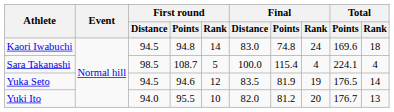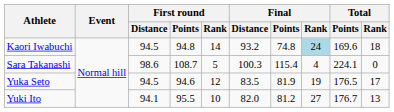(250, 47) 83.0 -> (250, 47) 93.2
(316, 47) no background -> (316, 47) lightblue background
(149, 64) 98.5 -> (149, 64) 98.6
(250, 64) 100.0 -> (250, 64) 100.3
(375, 64) 4 -> (375, 64) 0
(375, 81) 14 -> (375, 81) 17
(149, 99) 94.0 -> (149, 99) 94.1
(316, 99) 20 -> (316, 99) 27
